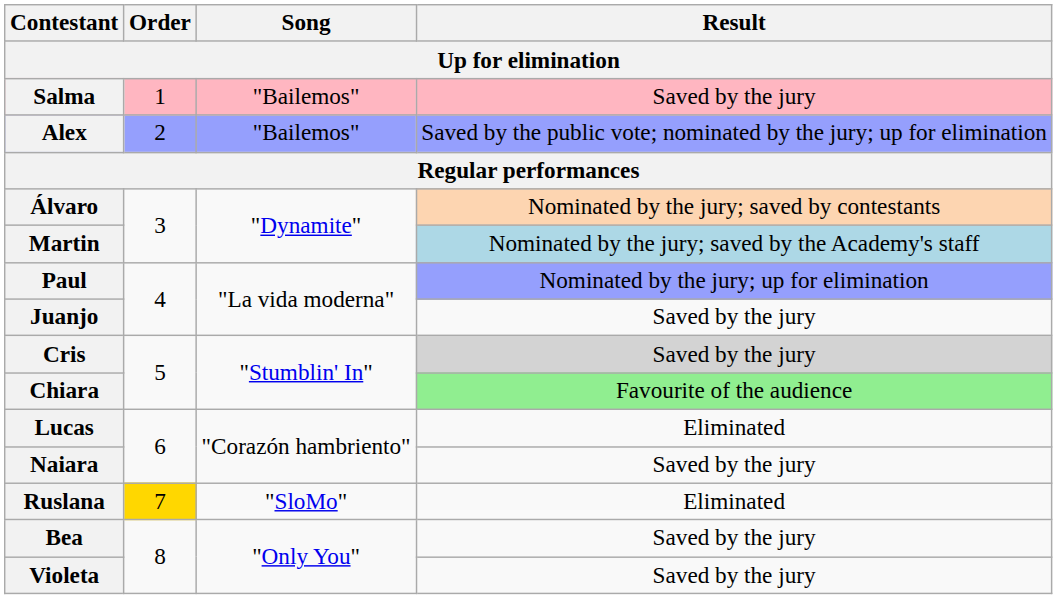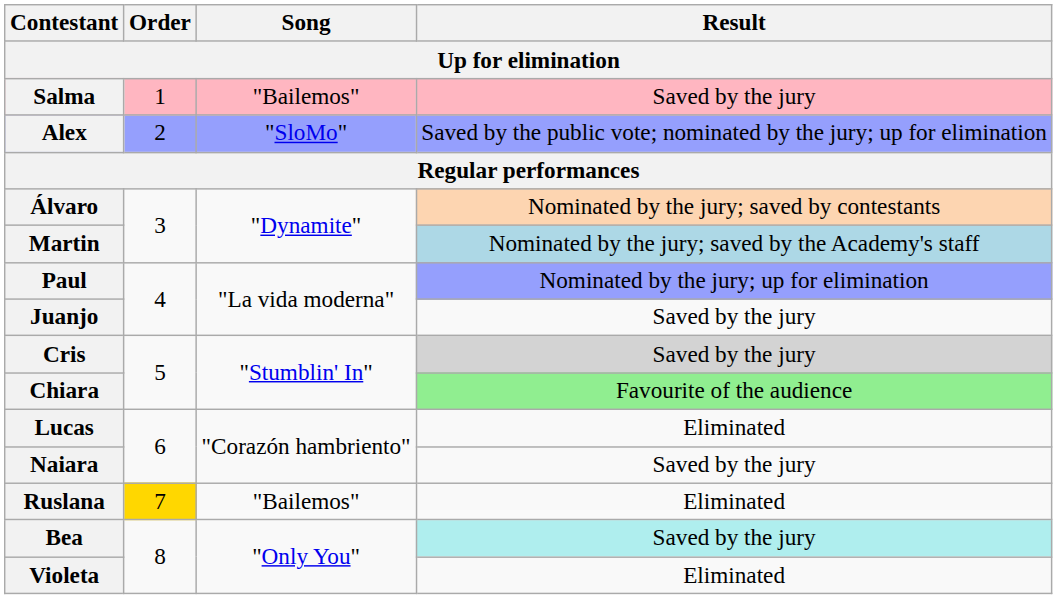(306, 133) "Bailemos" -> (306, 133) "SloMo"
(306, 501) "SloMo" -> (306, 501) "Bailemos"
(734, 538) no background -> (734, 538) paleturquoise background
(734, 574) Saved by the jury -> (734, 574) Eliminated
